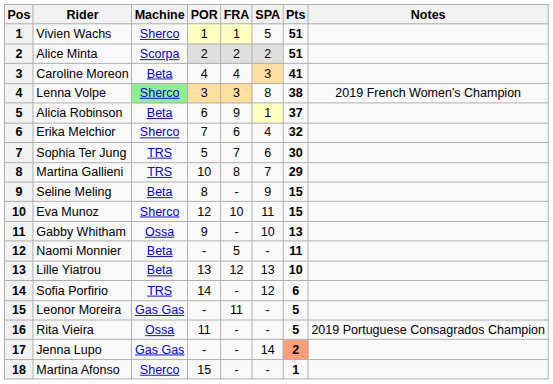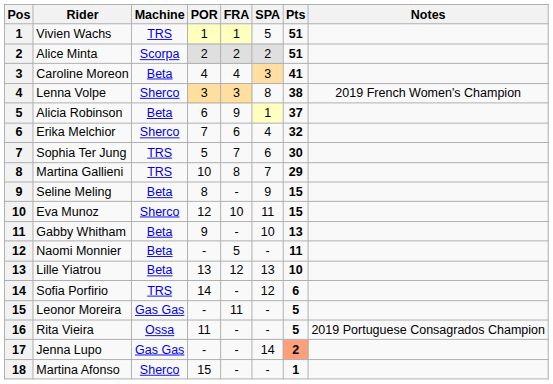(160, 34) Sherco -> (160, 34) TRS
(160, 93) lightgreen background -> (160, 93) no background
(160, 231) Ossa -> (160, 231) Beta
